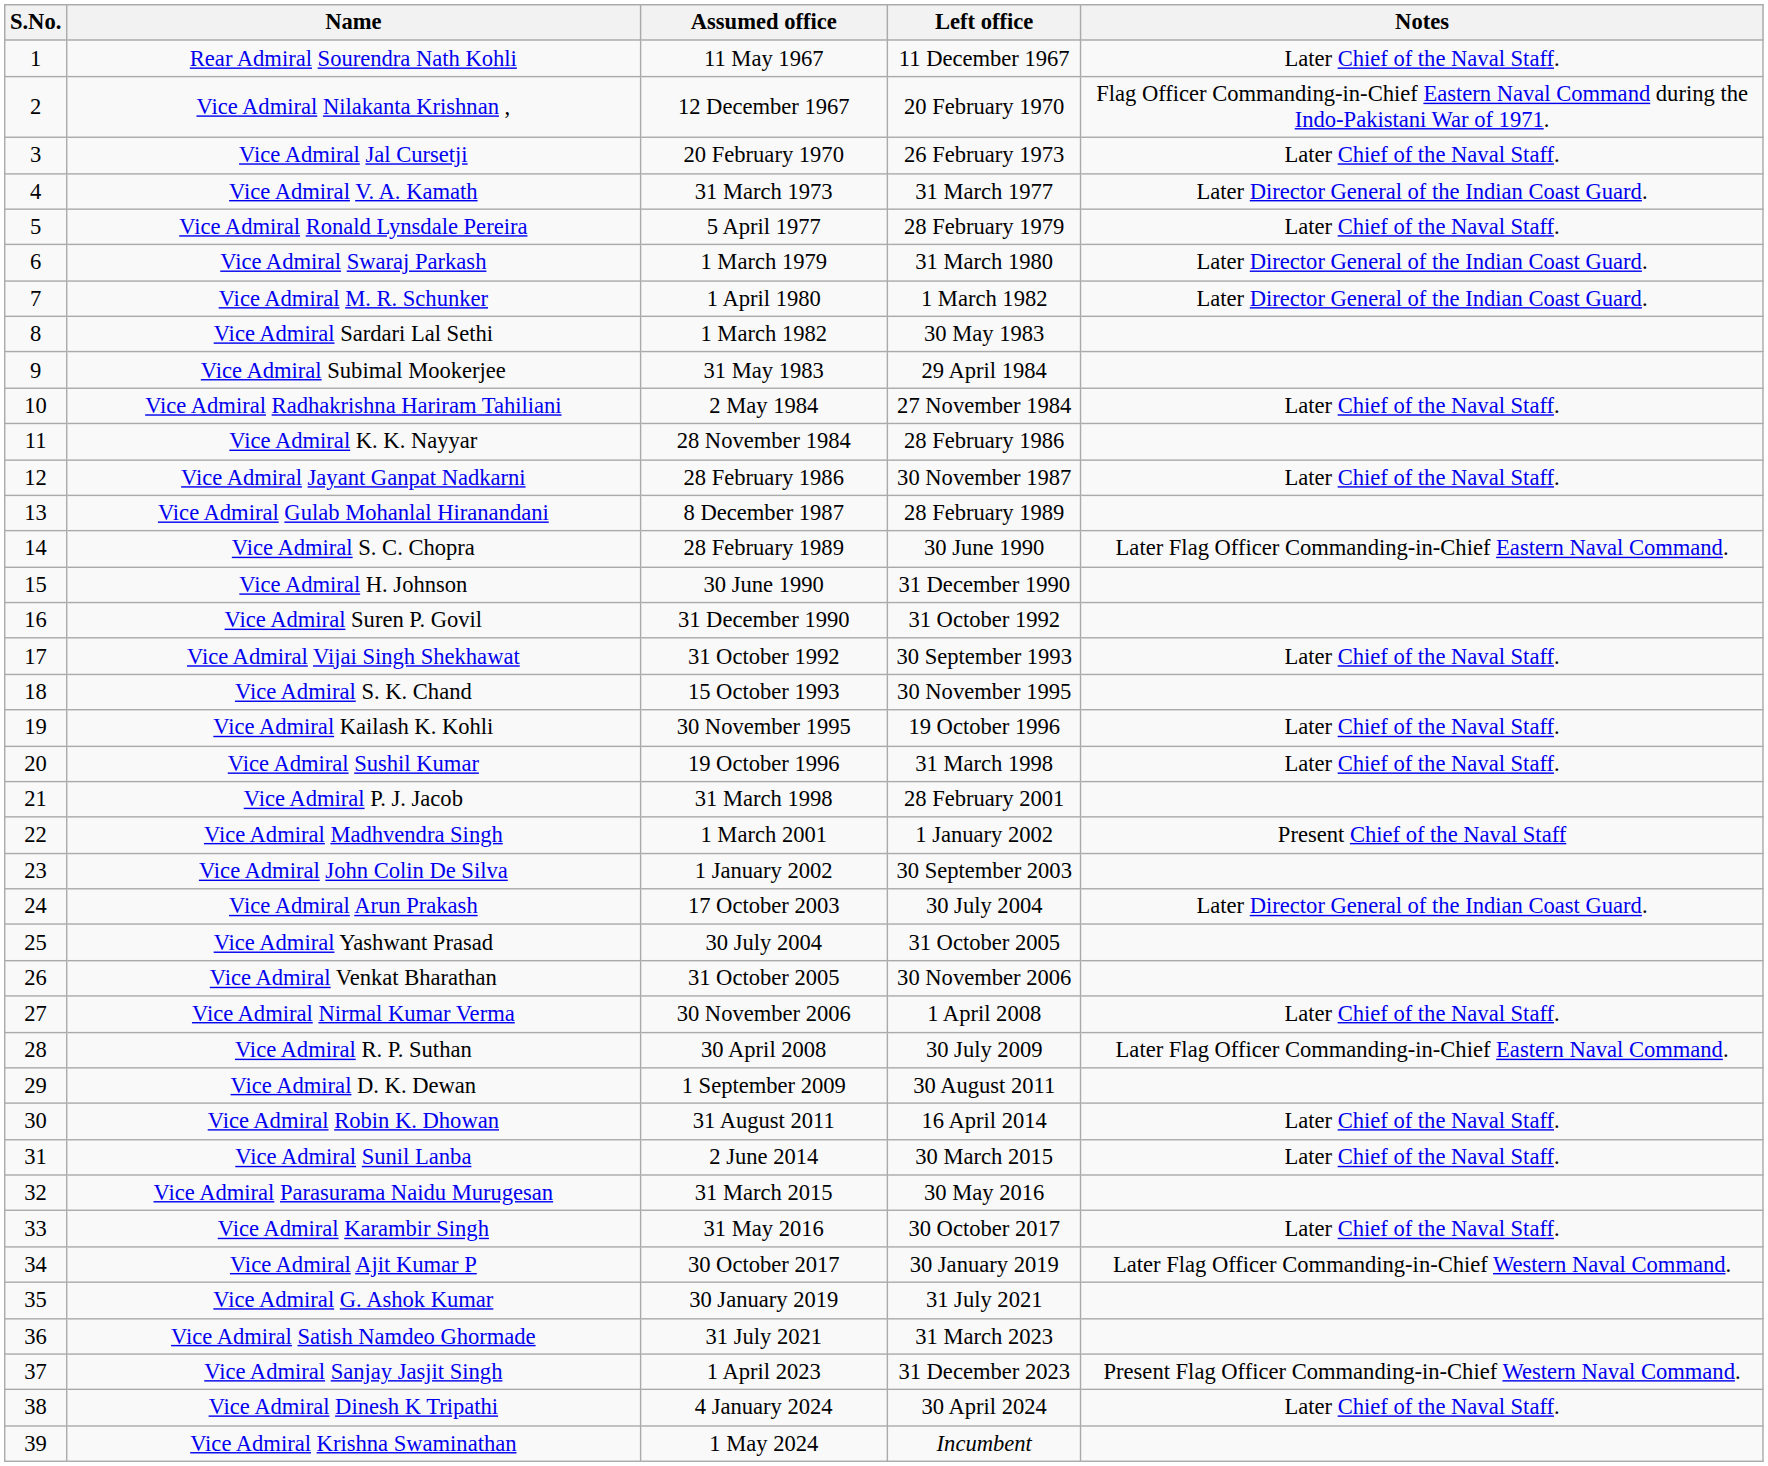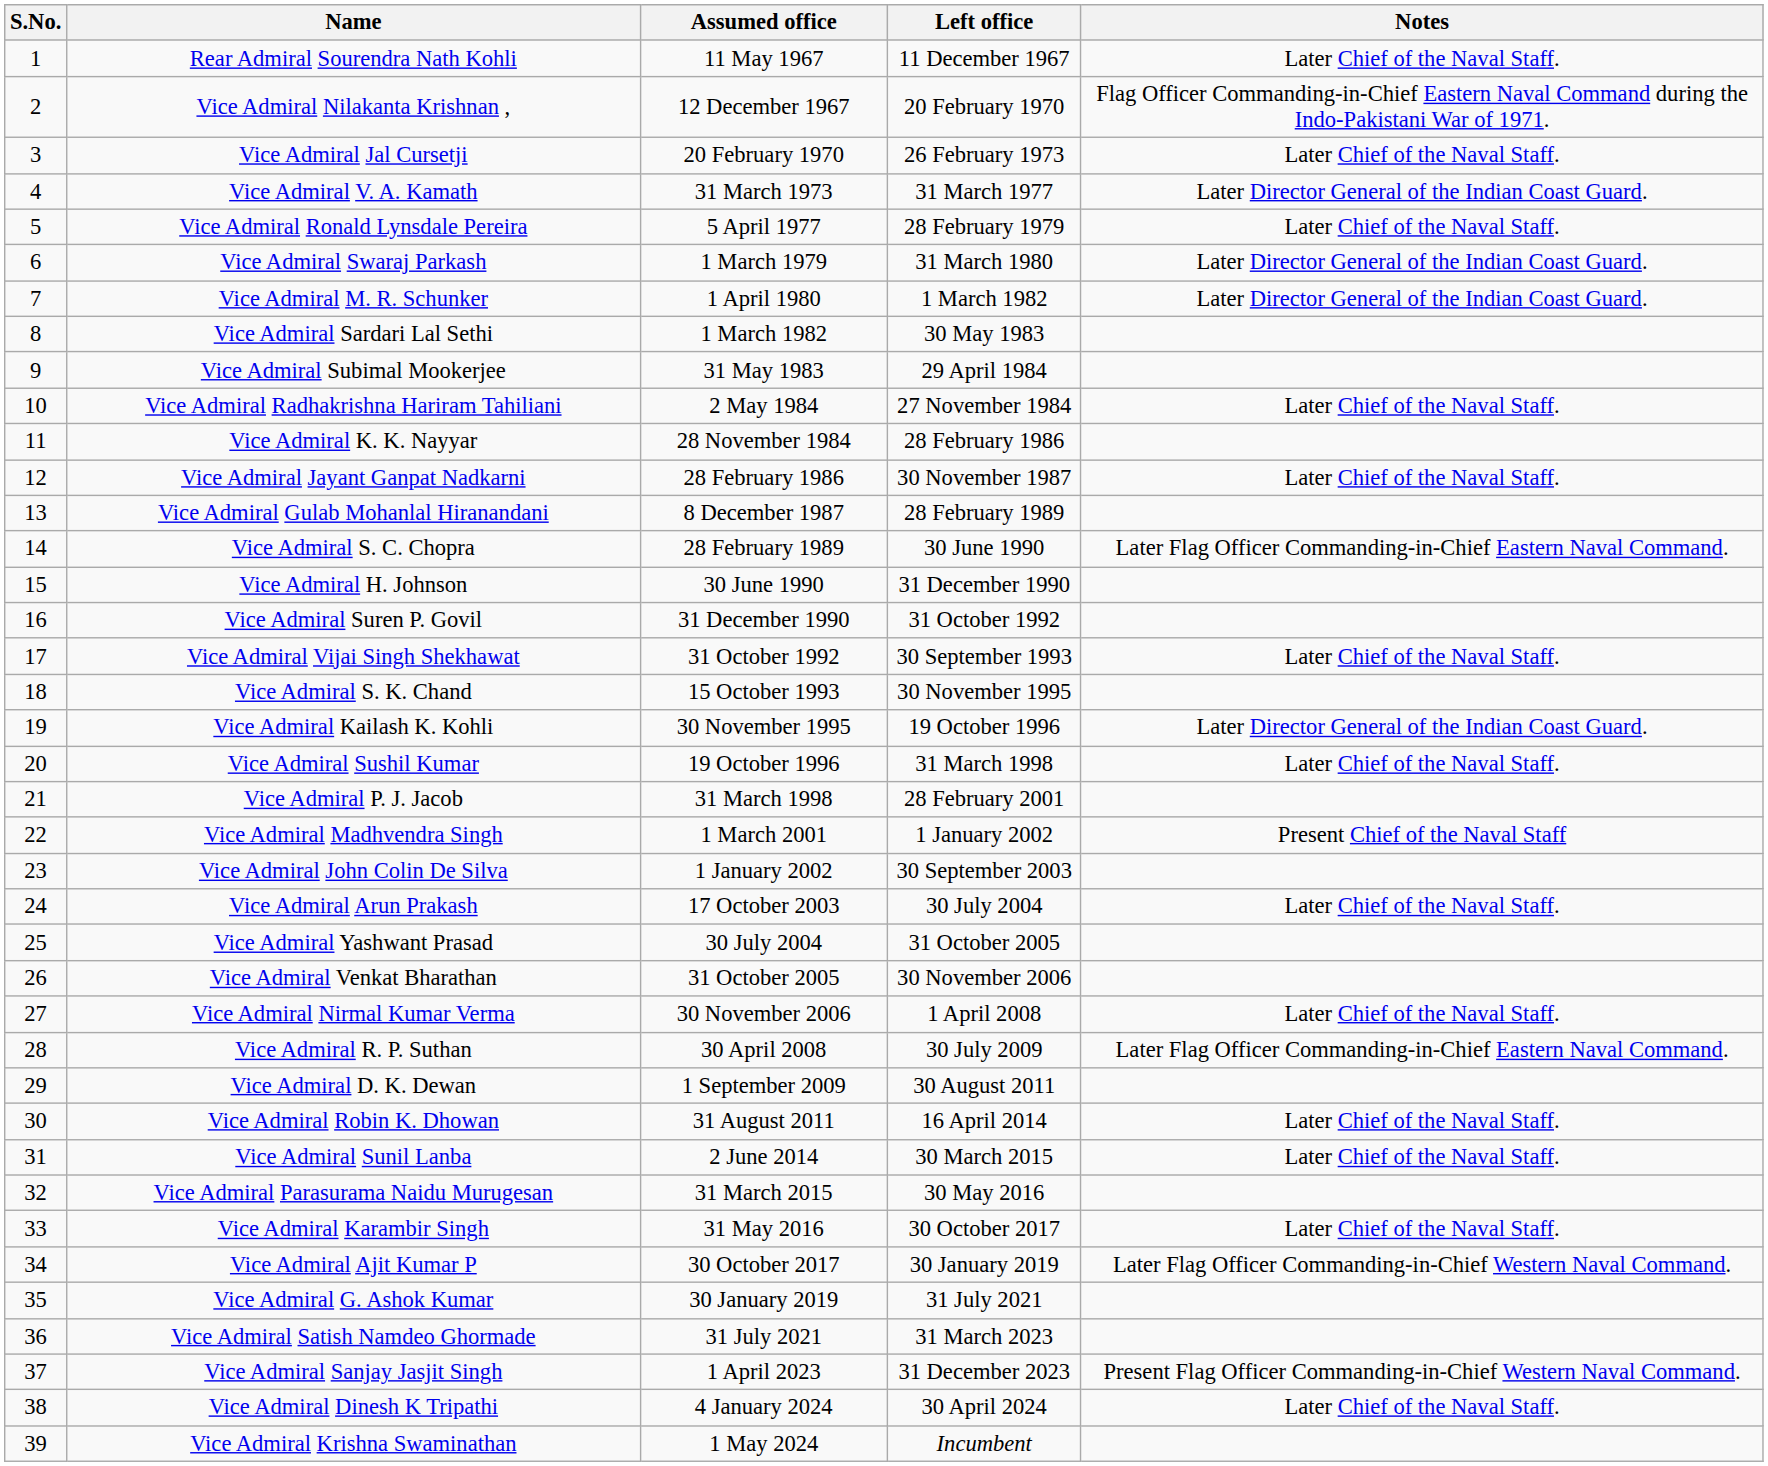(1422, 727) Later Chief of the Naval Staff. -> (1422, 727) Later Director General of the Indian Coast Guard.
(1422, 906) Later Director General of the Indian Coast Guard. -> (1422, 906) Later Chief of the Naval Staff.
